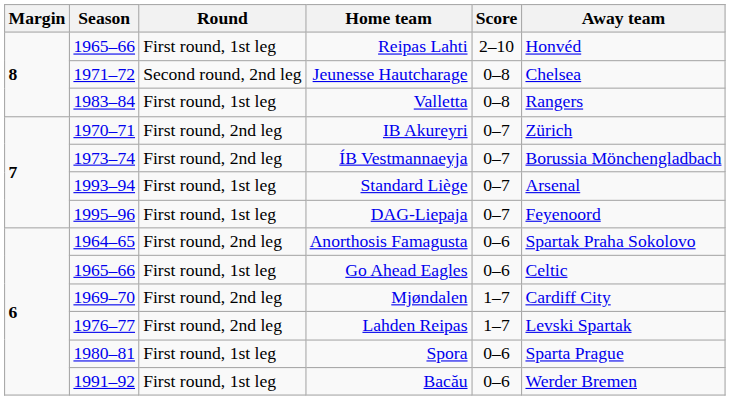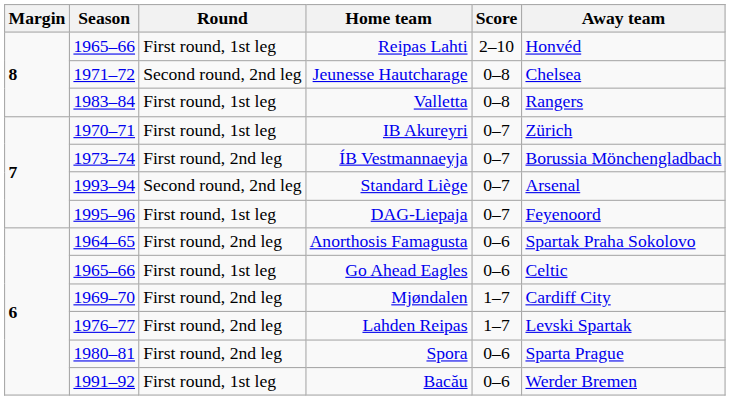(213, 130) First round, 2nd leg -> (210, 130) First round, 1st leg
(210, 185) First round, 1st leg -> (222, 185) Second round, 2nd leg
(210, 353) First round, 1st leg -> (213, 353) First round, 2nd leg
